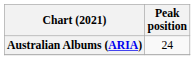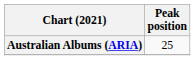(167, 45) 24 -> (167, 45) 25
